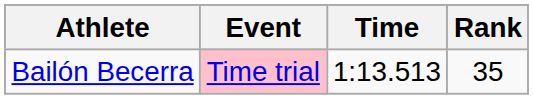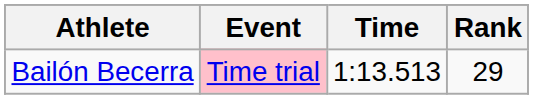(488, 71) 35 -> (488, 71) 29
